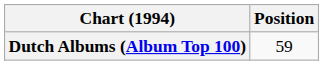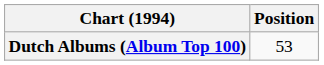(284, 45) 59 -> (284, 45) 53
